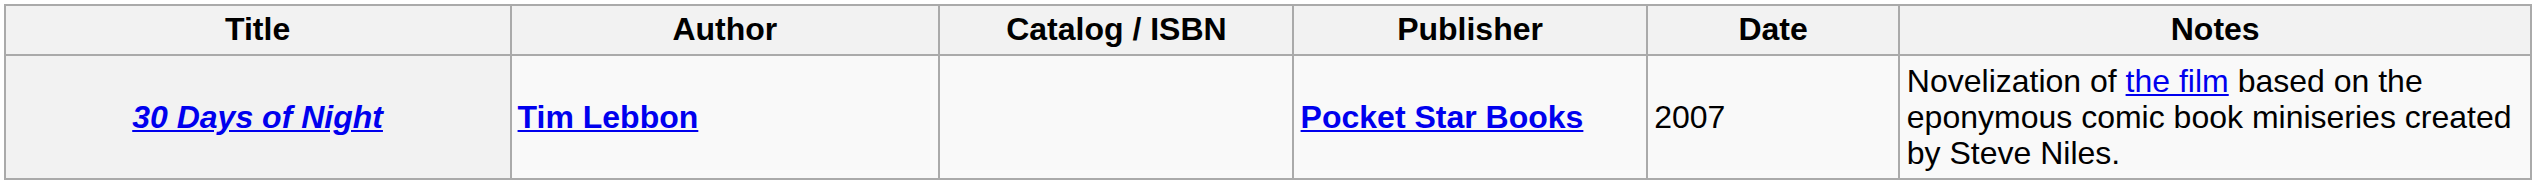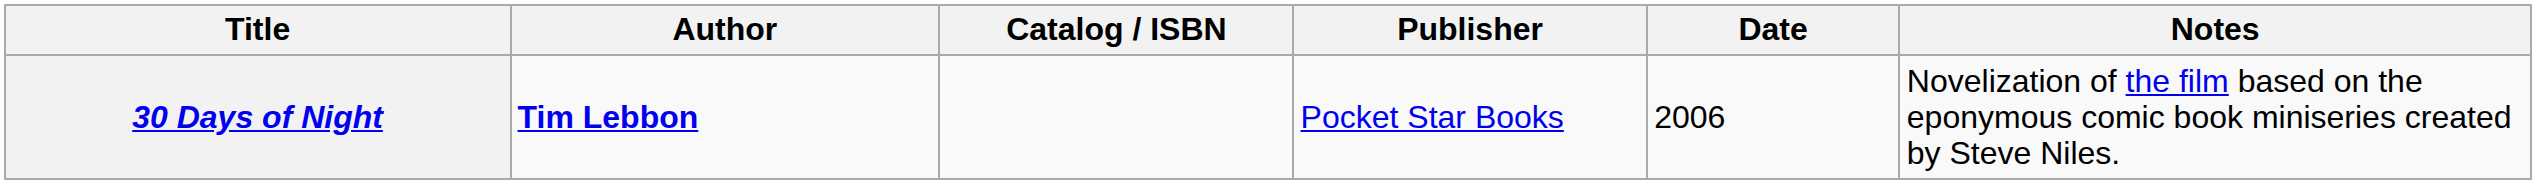(1442, 116) bold -> (1432, 116) normal
(1690, 116) 2007 -> (1690, 116) 2006
